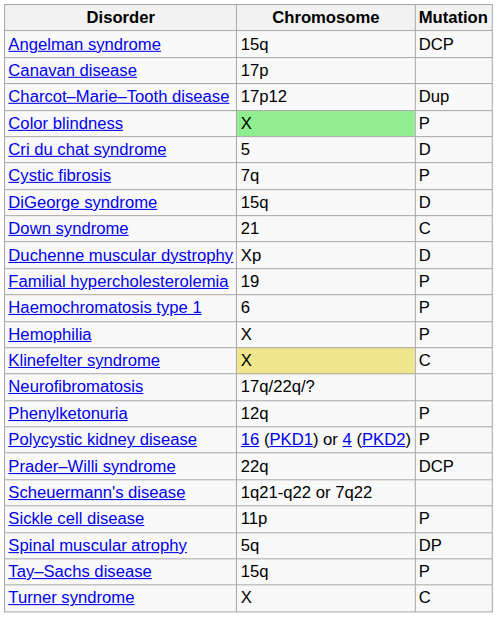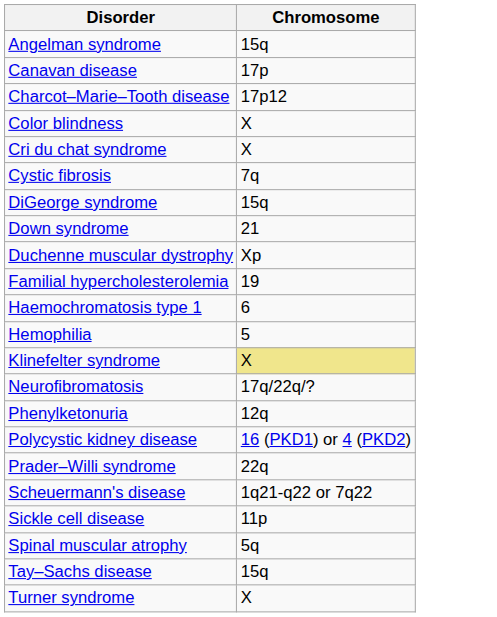- column: (453, 17)
(246, 123) lightgreen background -> (246, 123) no background
(245, 149) 5 -> (246, 149) X
(246, 334) X -> (245, 334) 5
